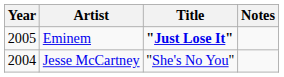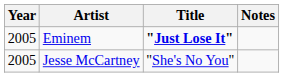(22, 60) 2004 -> (22, 60) 2005
